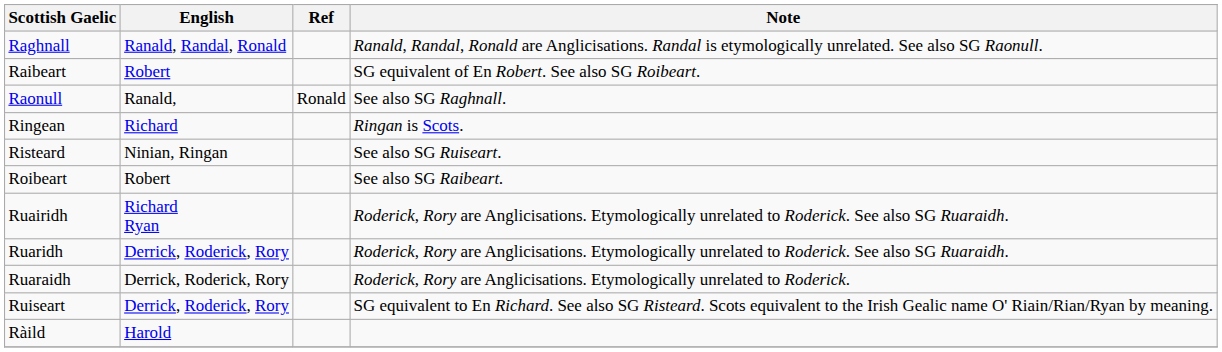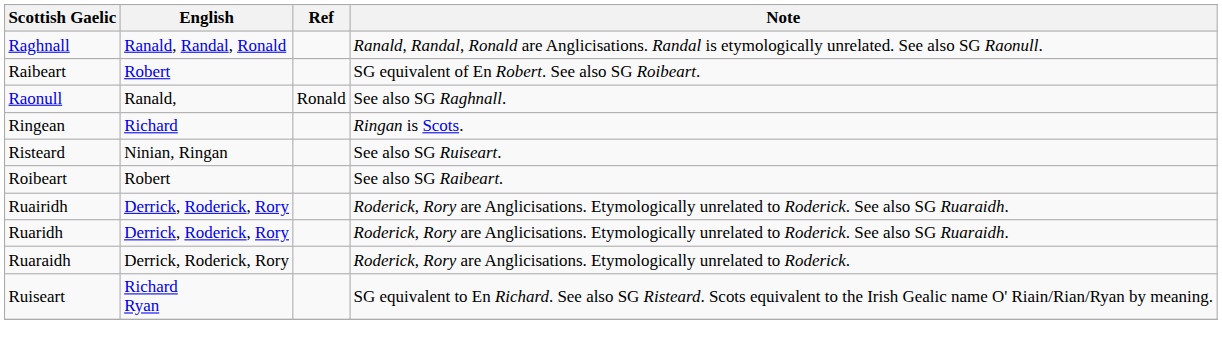(151, 215) Richard Ryan -> (207, 206) Derrick, Roderick, Rory
(207, 306) Derrick, Roderick, Rory -> (151, 296) Richard Ryan
- row: (27, 332)
